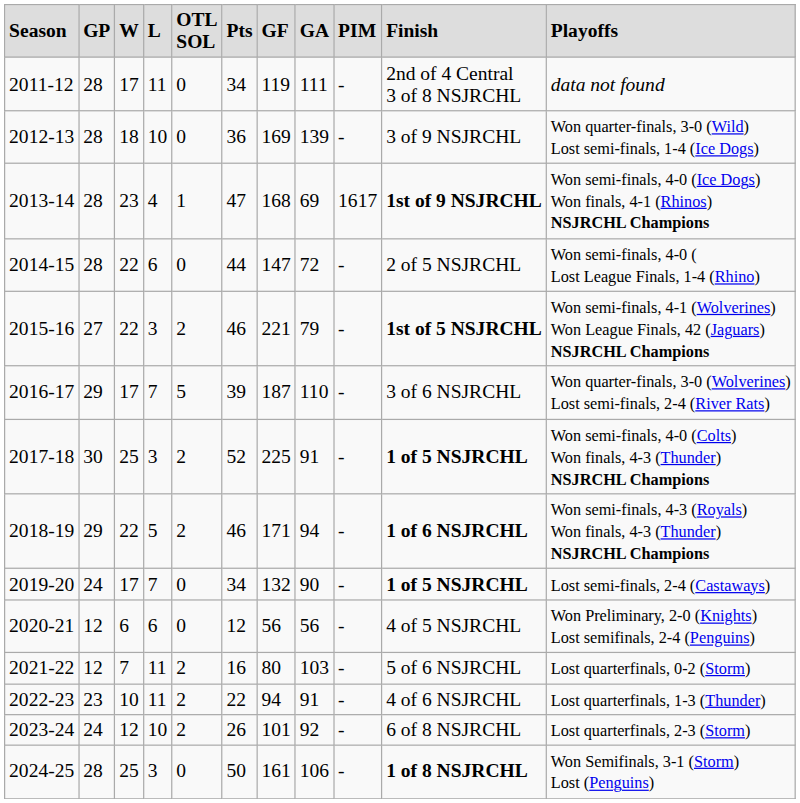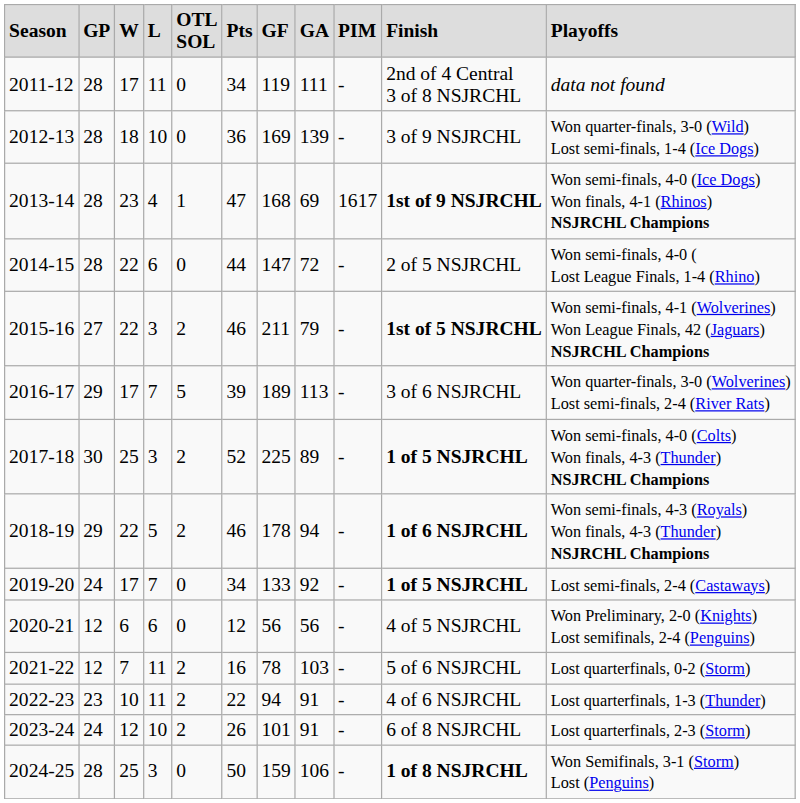(276, 328) 221 -> (276, 328) 211
(276, 392) 187 -> (276, 392) 189
(314, 392) 110 -> (314, 392) 113
(310, 456) 91 -> (310, 456) 89
(276, 531) 171 -> (276, 531) 178
(276, 584) 132 -> (276, 584) 133
(310, 584) 90 -> (310, 584) 92
(271, 667) 80 -> (271, 667) 78
(310, 729) 92 -> (310, 729) 91
(276, 771) 161 -> (276, 771) 159
